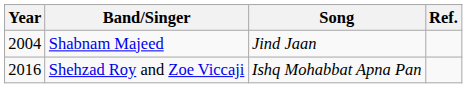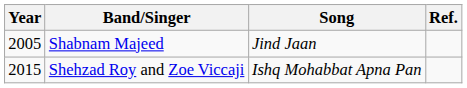(25, 43) 2004 -> (25, 43) 2005
(25, 69) 2016 -> (25, 69) 2015
